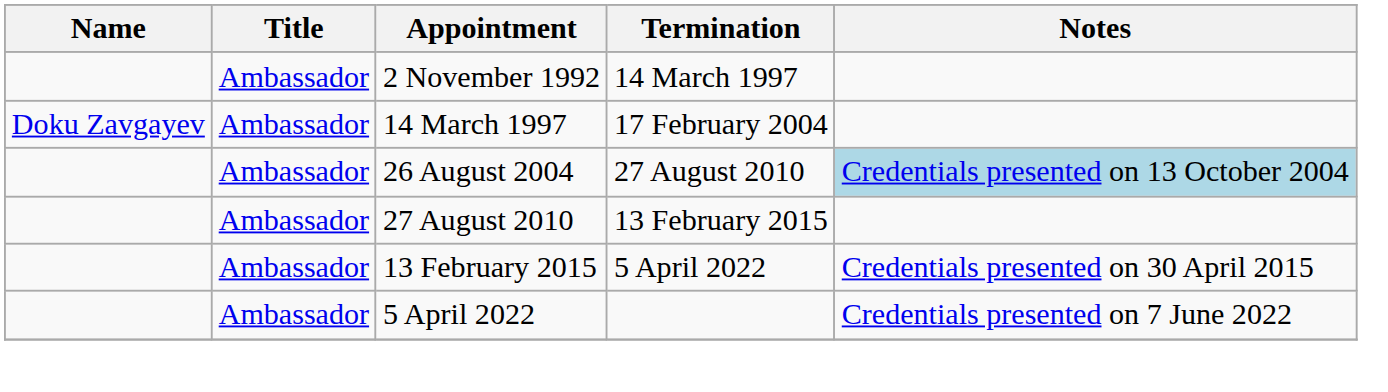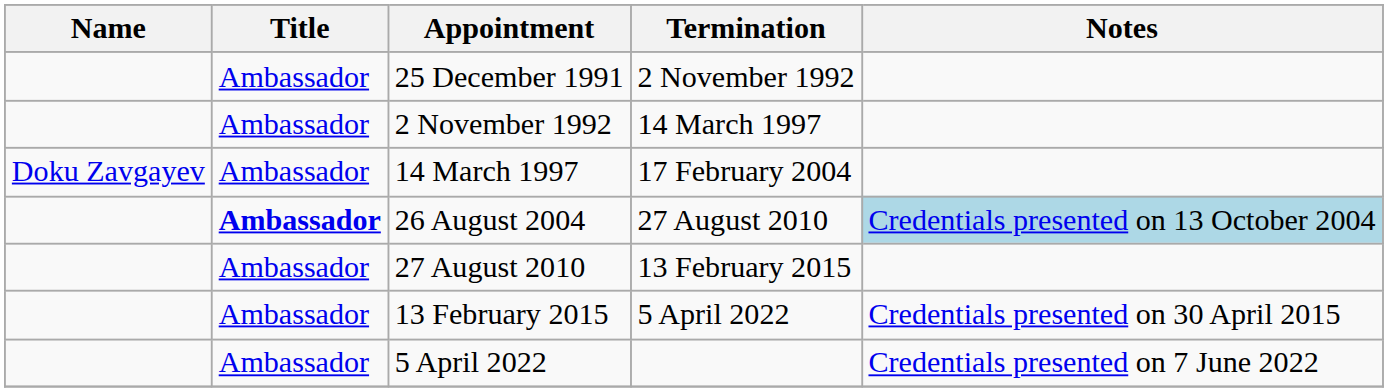+ row: (509, 76)
(294, 171) normal -> (300, 219) bold
